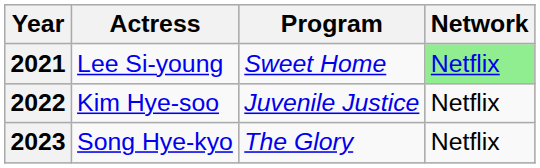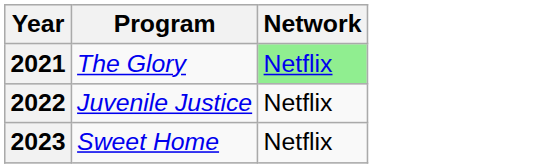- column: (155, 24)
(315, 63) Sweet Home -> (132, 63) The Glory
(299, 142) The Glory -> (148, 142) Sweet Home
